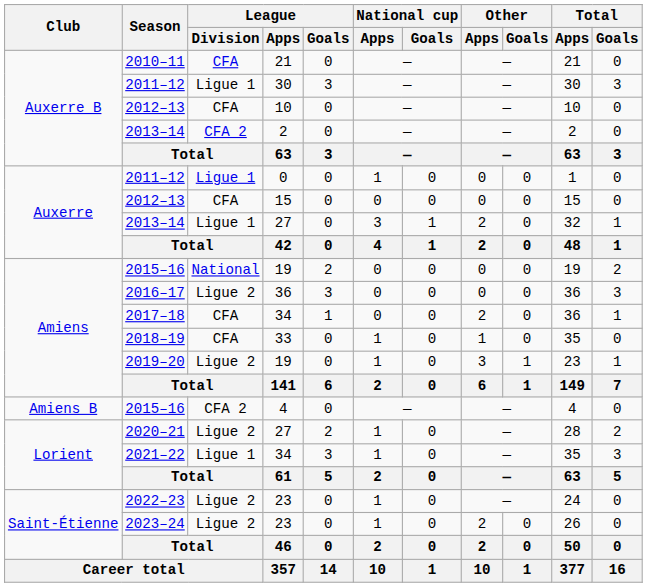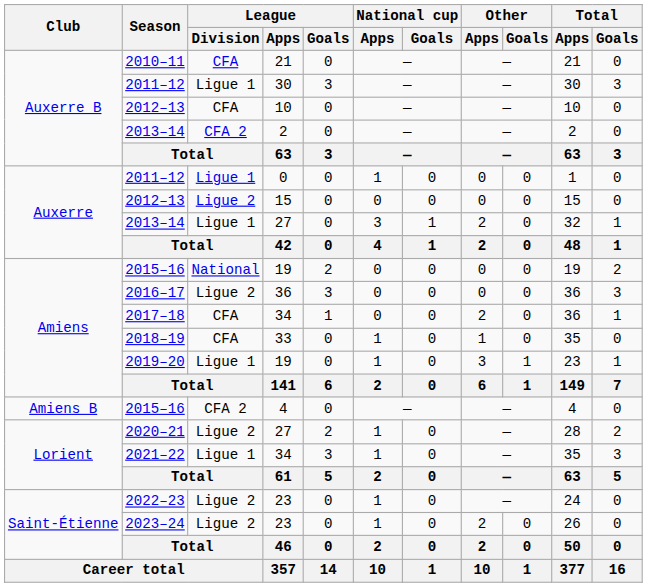(225, 201) CFA -> (225, 201) Ligue 2
(225, 363) Ligue 2 -> (225, 363) Ligue 1
